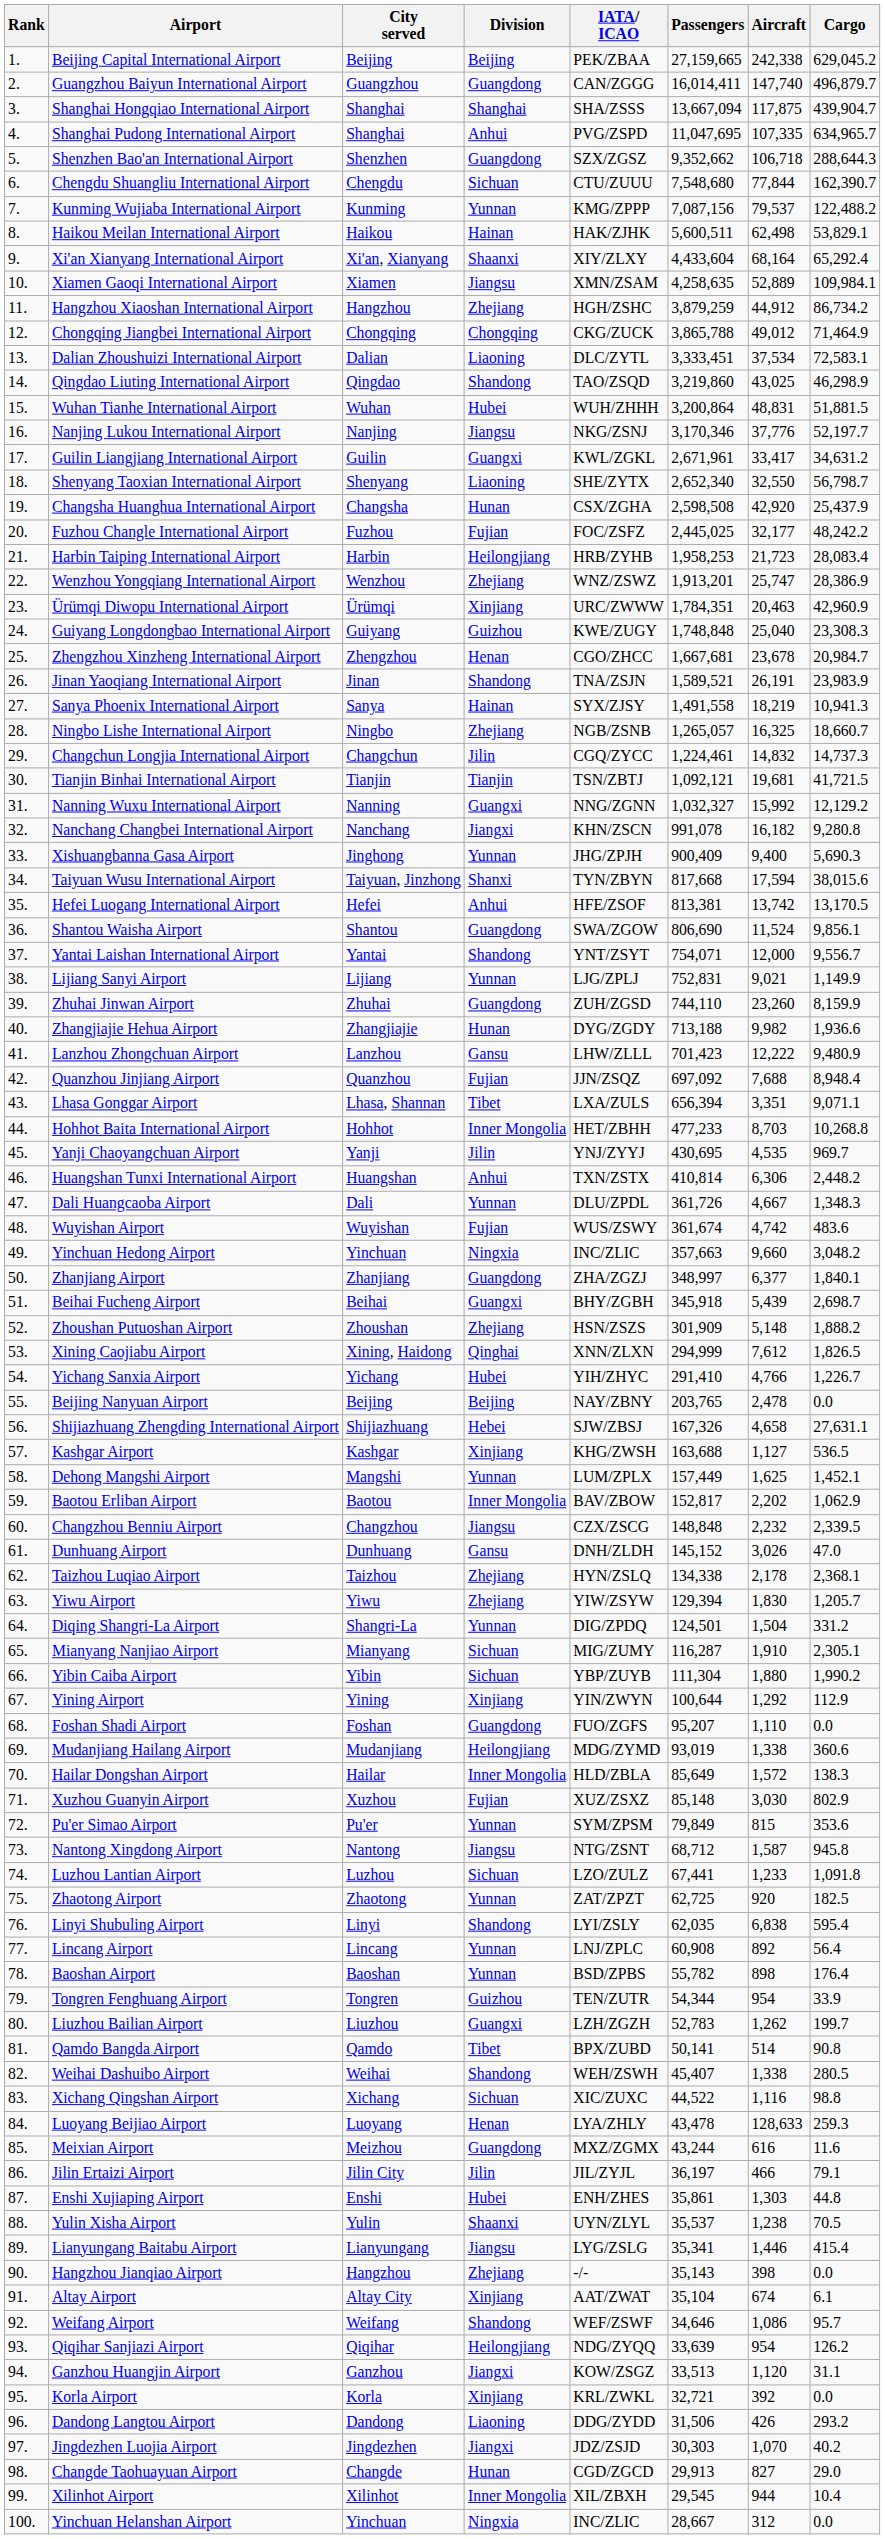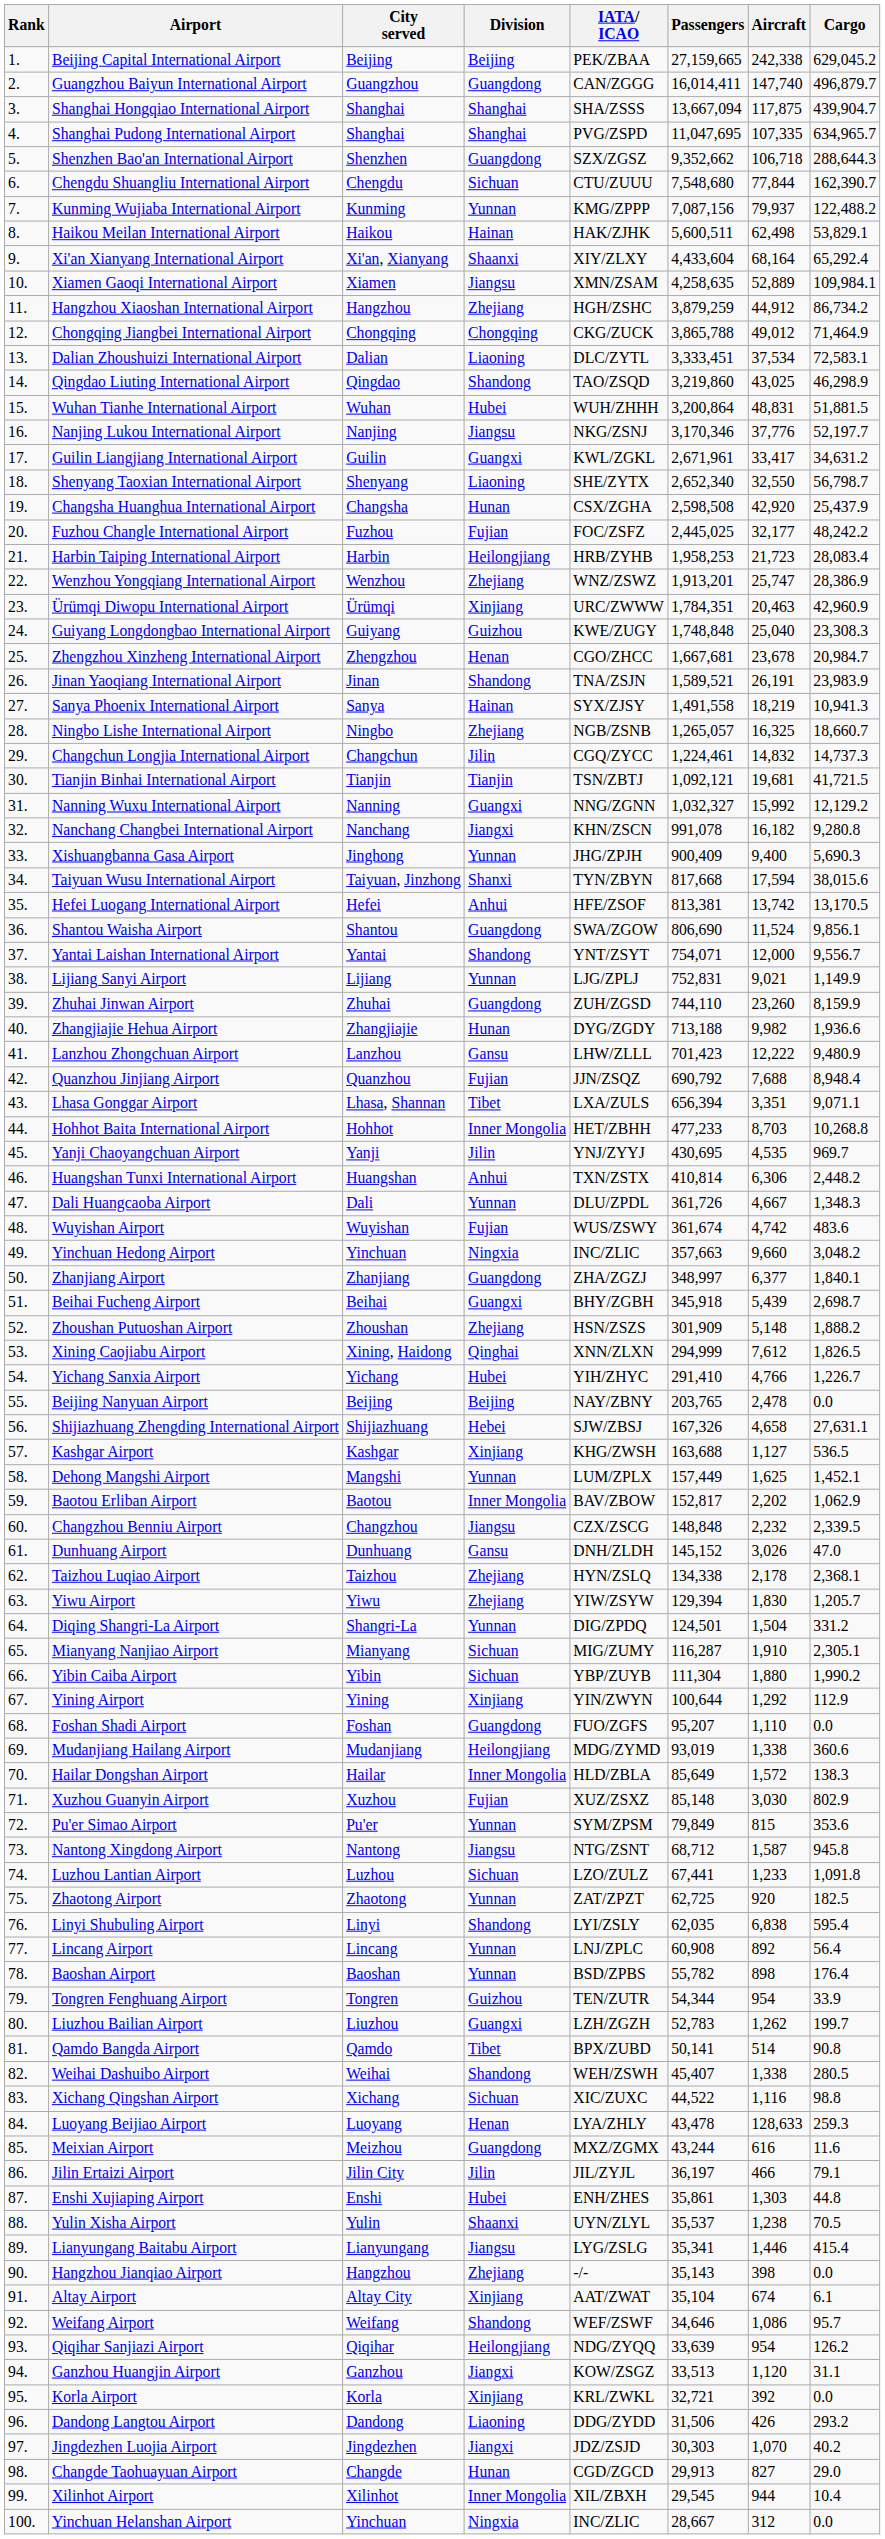(488, 134) Anhui -> (497, 134) Shanghai
(773, 208) 79,537 -> (773, 208) 79,937
(697, 1079) 697,092 -> (697, 1079) 690,792
